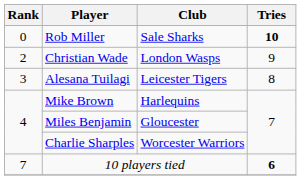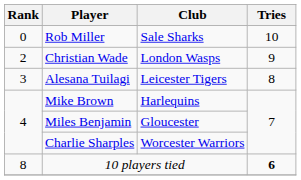(272, 36) bold -> (272, 36) normal
(23, 164) 7 -> (23, 164) 8
